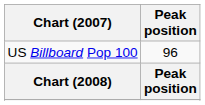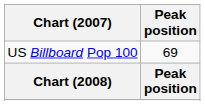(170, 52) 96 -> (170, 52) 69
